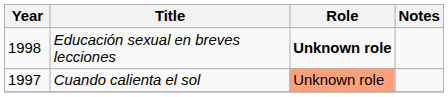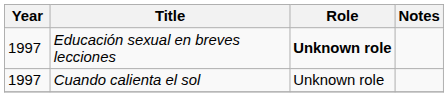(24, 48) 1998 -> (24, 48) 1997
(339, 80) lightsalmon background -> (339, 80) no background
